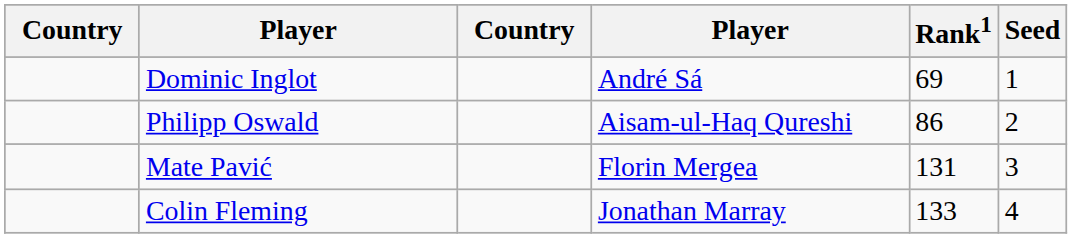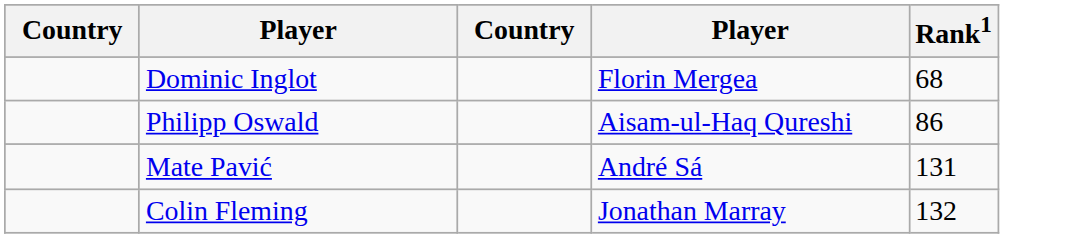- column: (1033, 30)
(650, 78) André Sá -> (678, 78) Florin Mergea
(929, 78) 69 -> (929, 78) 68
(678, 166) Florin Mergea -> (650, 166) André Sá
(936, 210) 133 -> (936, 210) 132
